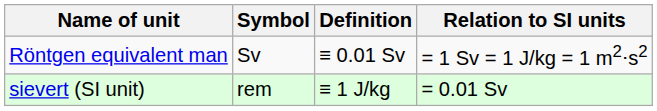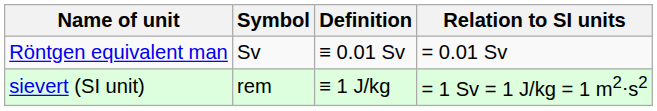(535, 55) = 1 Sv = 1 J/kg = 1 m2⋅s2 -> (464, 52) = 0.01 Sv
(464, 89) = 0.01 Sv -> (535, 87) = 1 Sv = 1 J/kg = 1 m2⋅s2
